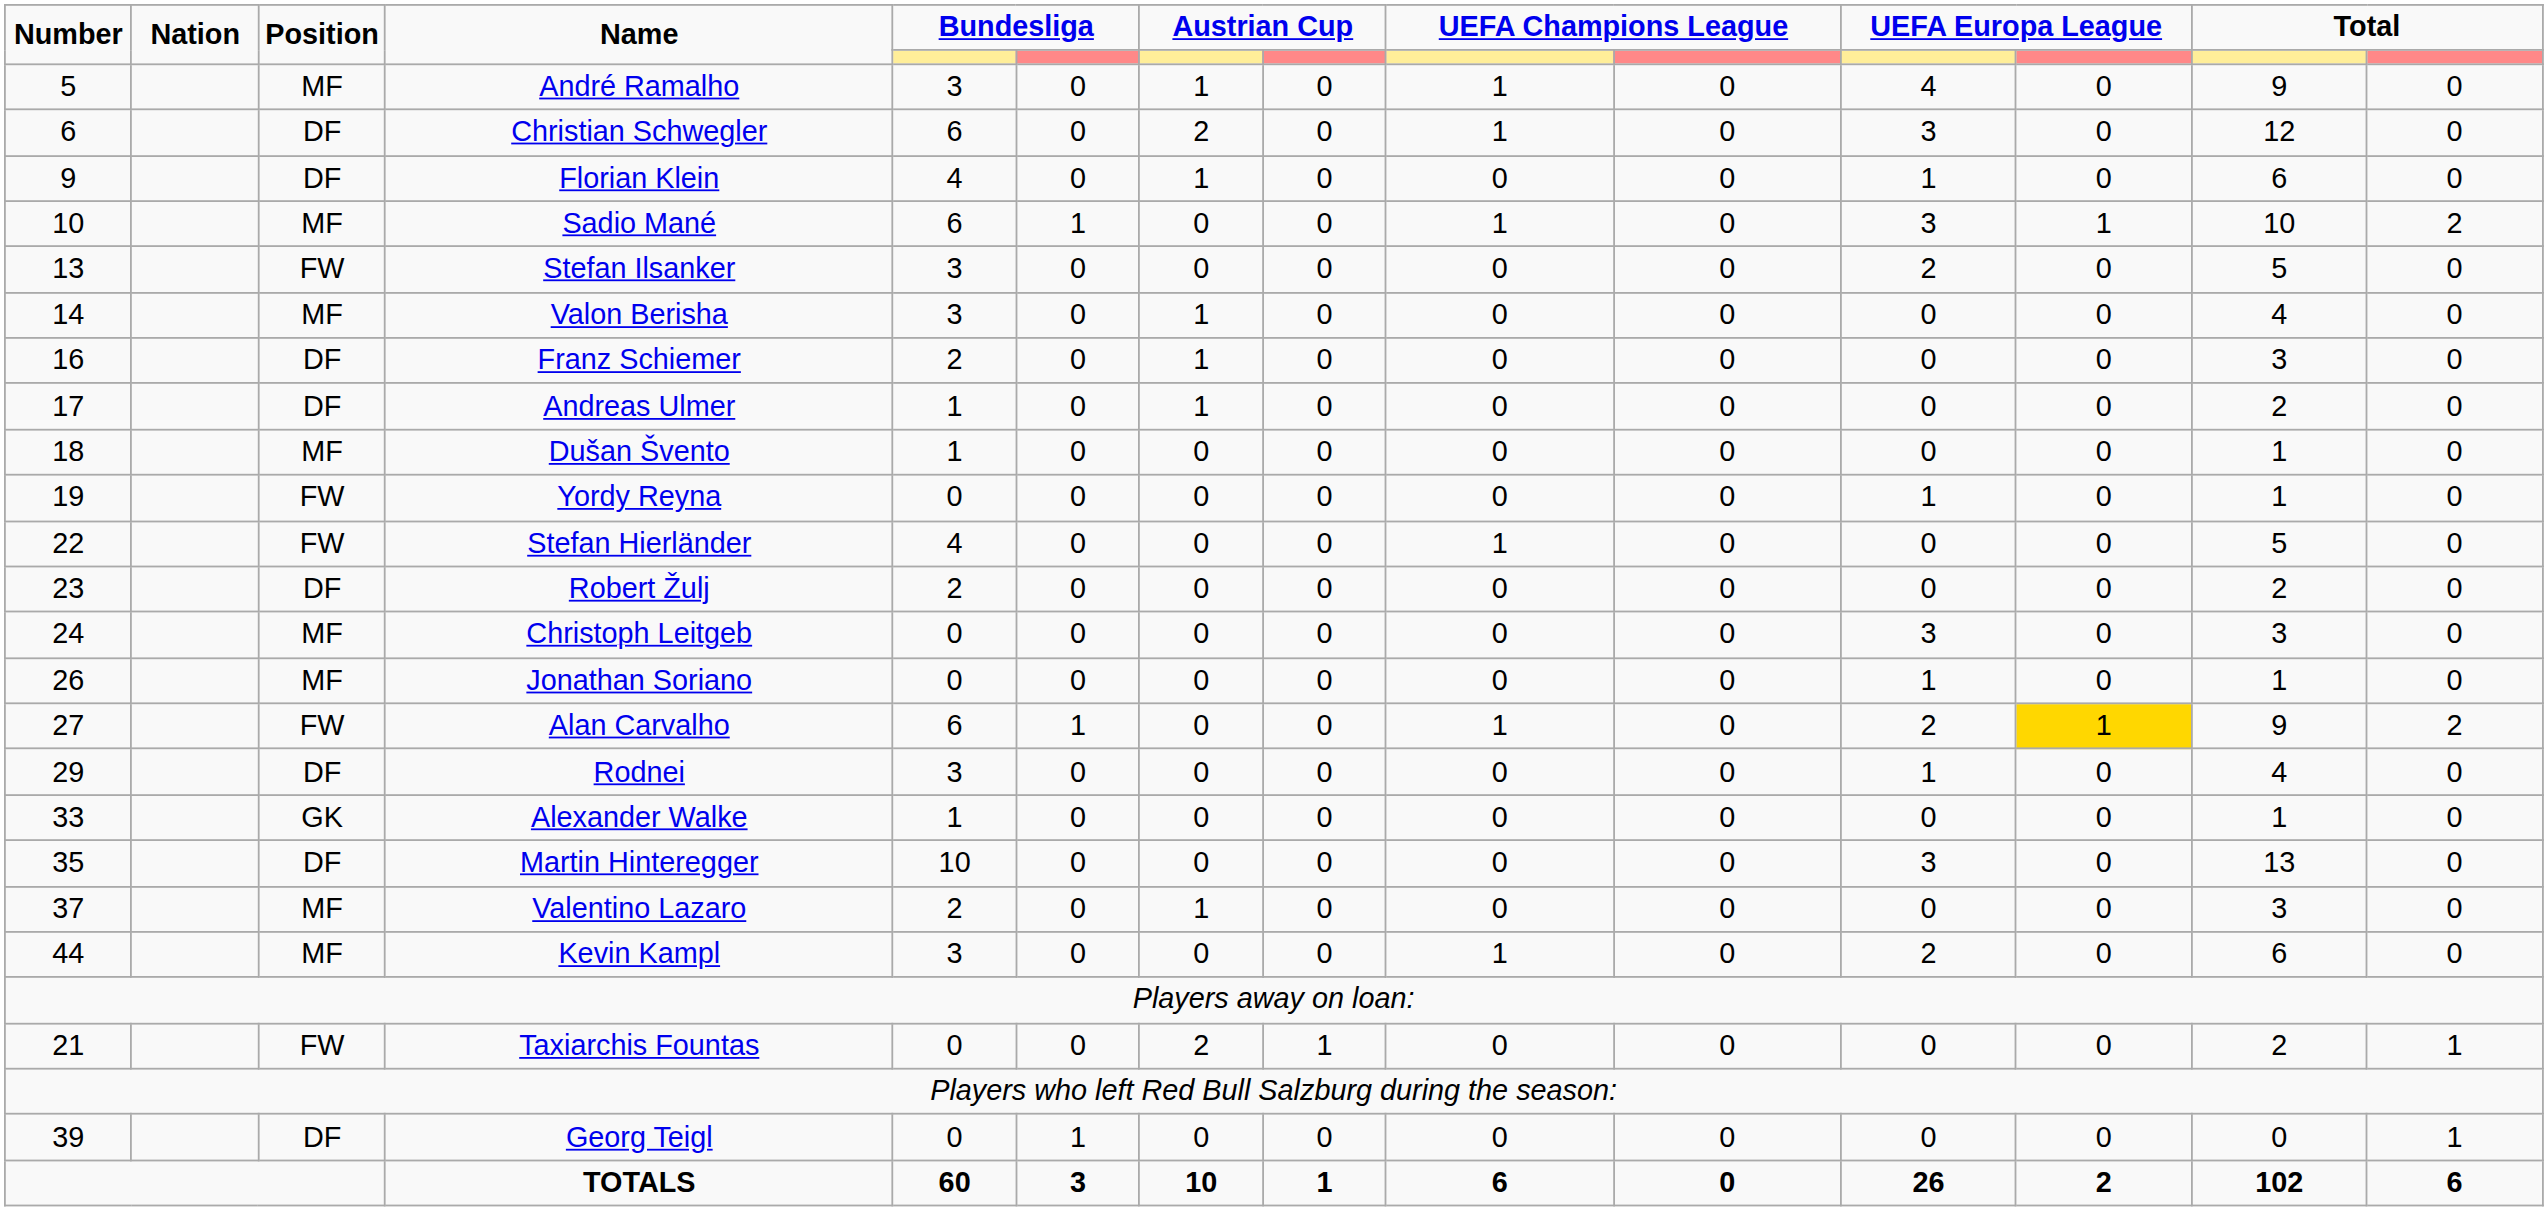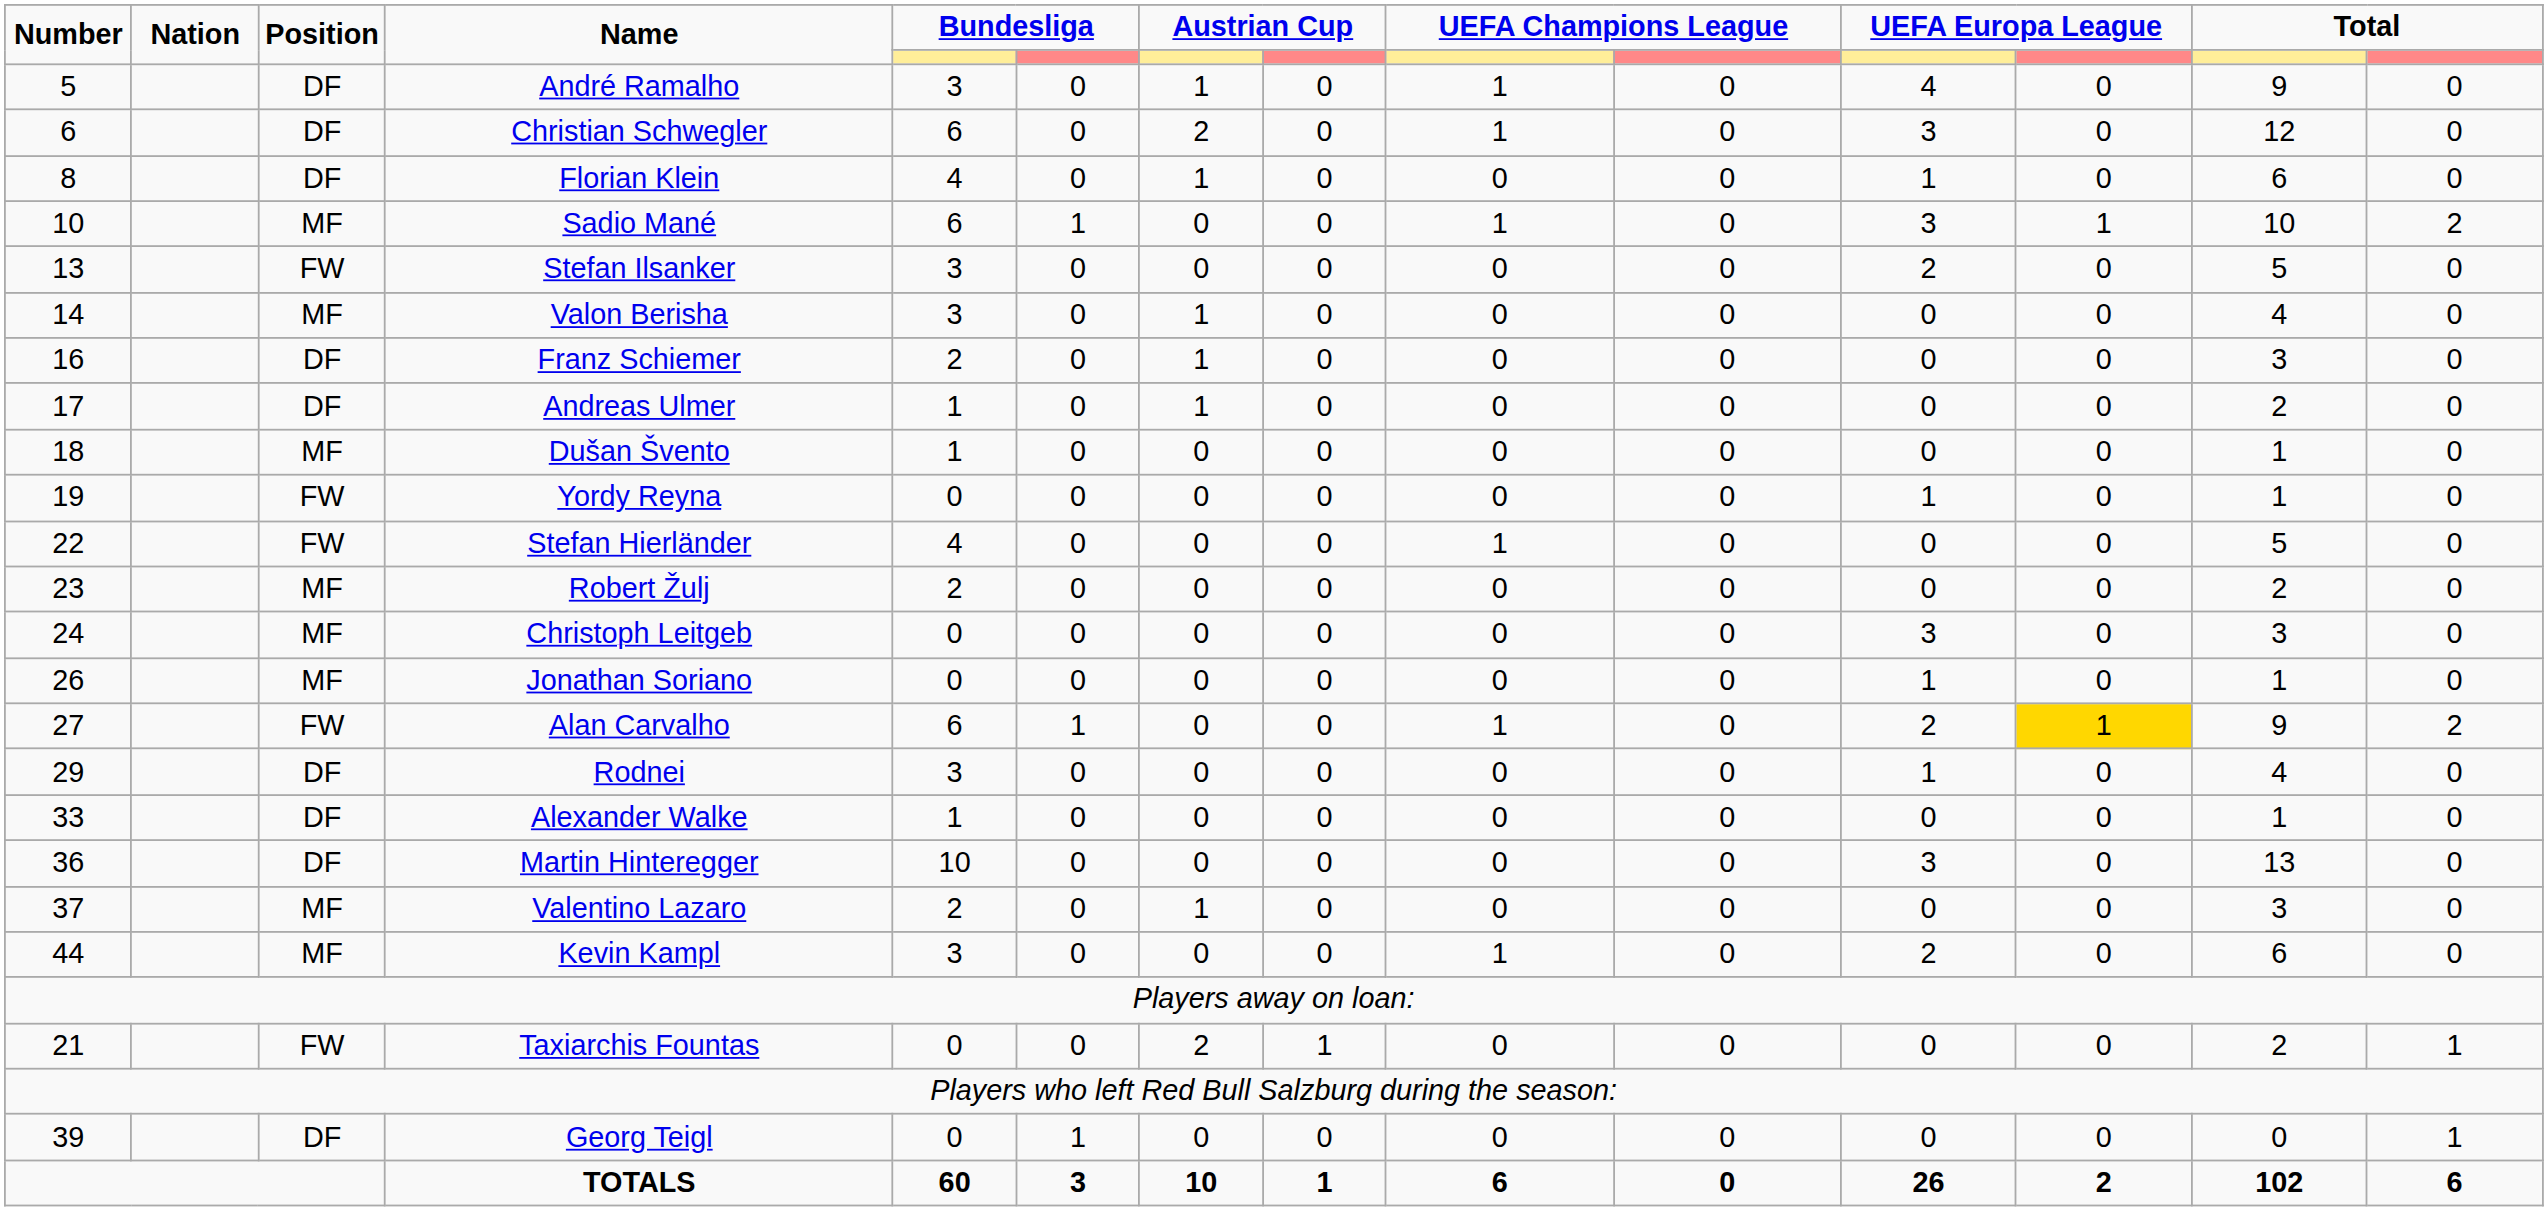(322, 86) MF -> (322, 86) DF
(68, 177) 9 -> (68, 177) 8
(322, 588) DF -> (322, 588) MF
(322, 817) GK -> (322, 817) DF
(68, 862) 35 -> (68, 862) 36
